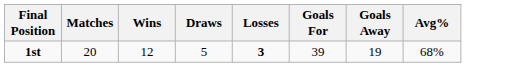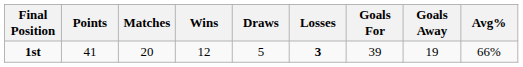+ column: (90, 22)
(432, 51) 68% -> (489, 51) 66%
